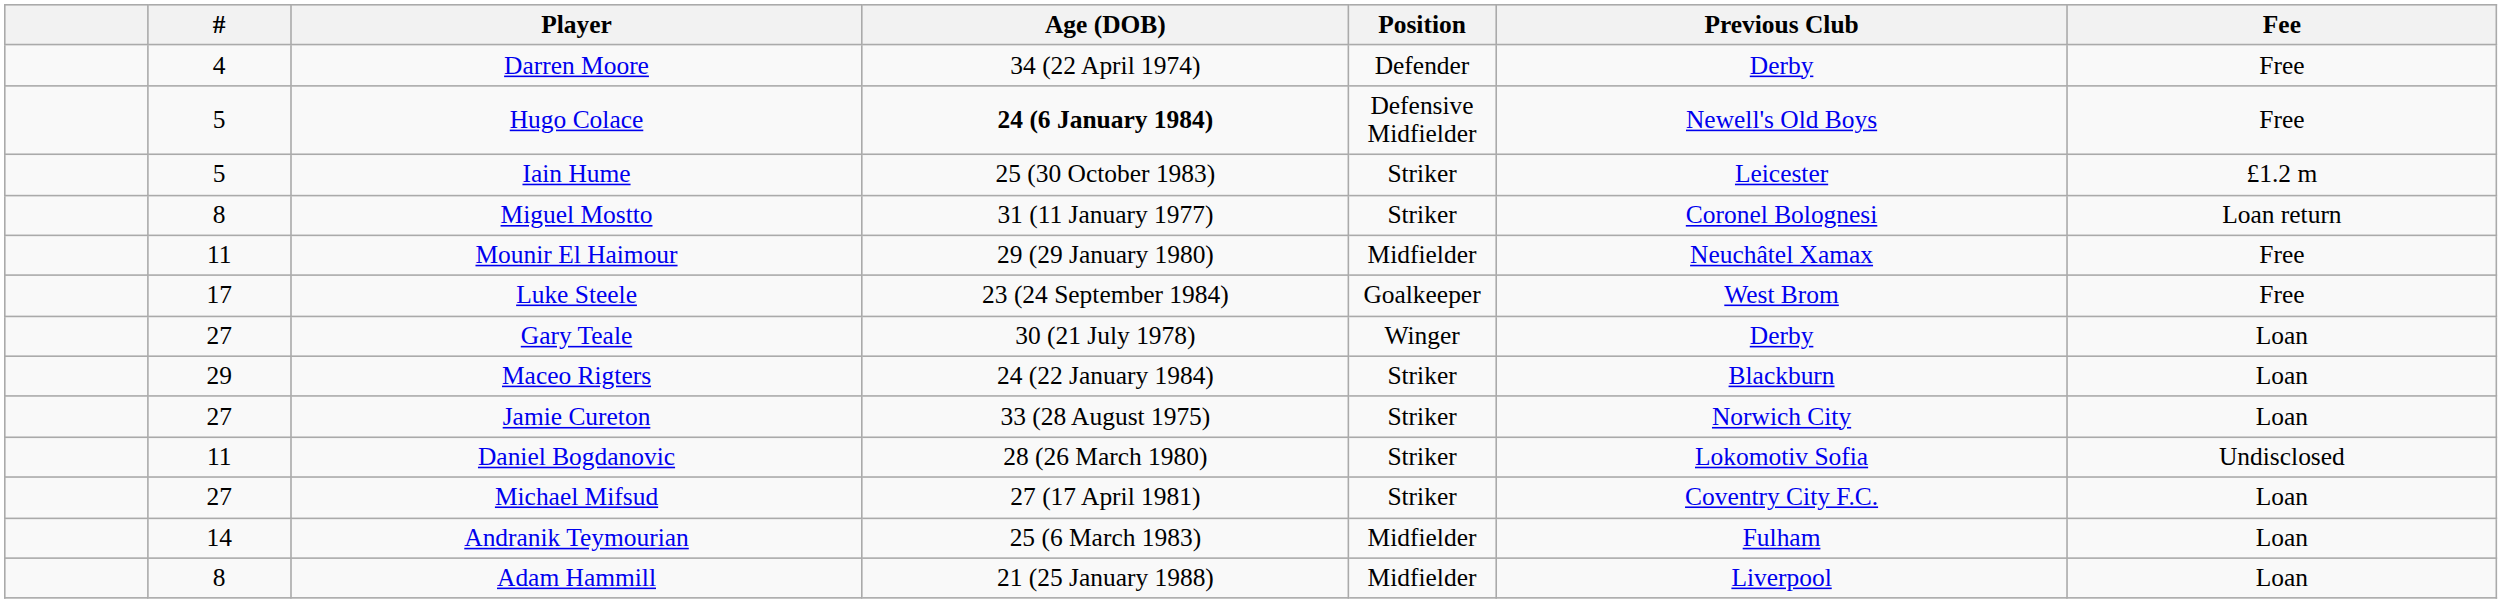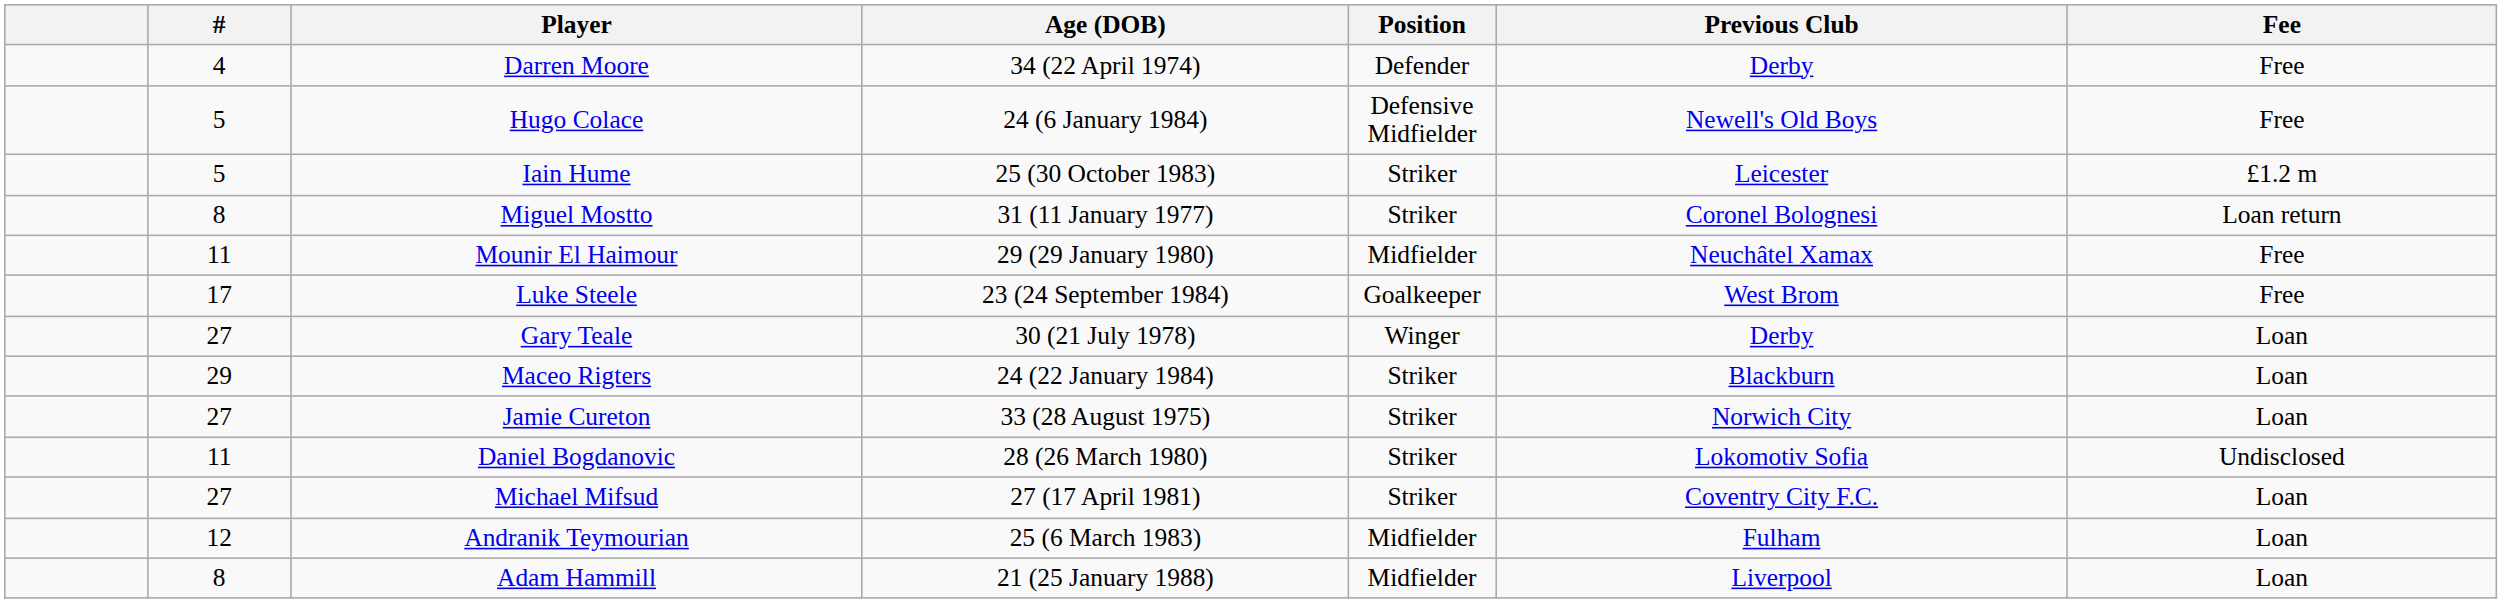(1105, 119) bold -> (1105, 119) normal
(219, 537) 14 -> (219, 537) 12
